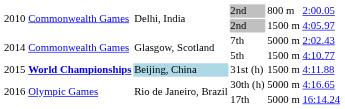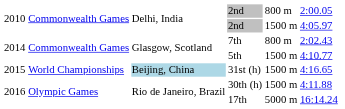(283, 40) 5000 m -> (278, 40) 800 m
(80, 70) bold -> (76, 70) normal
(318, 70) 4:11.88 -> (316, 70) 4:16.65
(283, 84) 5000 m -> (281, 84) 1500 m
(319, 84) 4:16.65 -> (316, 84) 4:11.88
